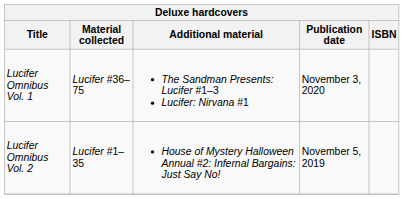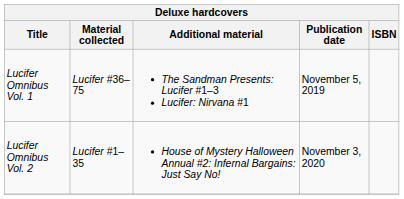(331, 85) November 3, 2020 -> (331, 85) November 5, 2019
(331, 157) November 5, 2019 -> (331, 157) November 3, 2020
